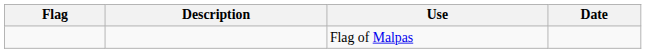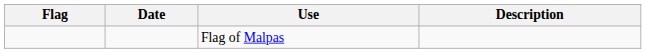columns swapped: (594, 15) <-> (216, 15)
